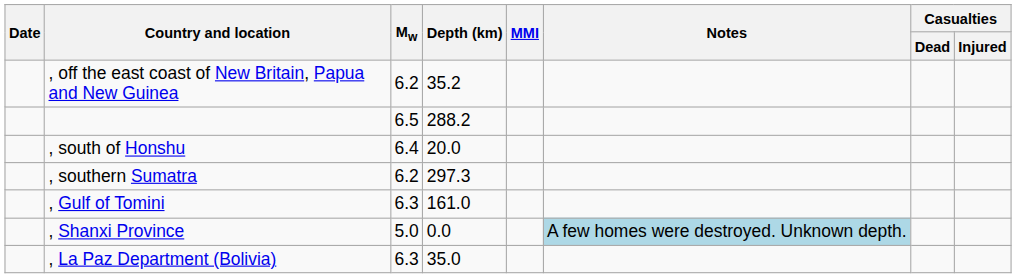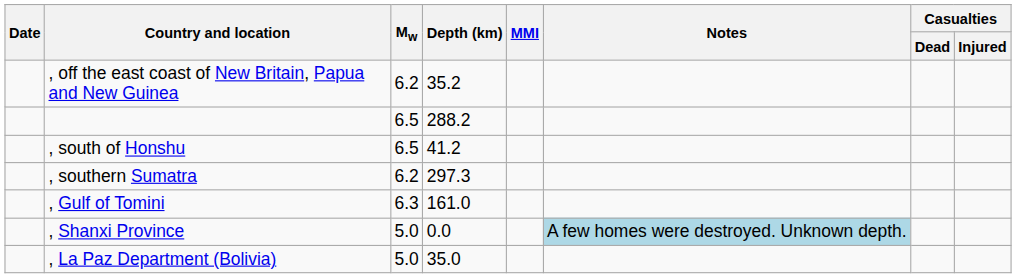(407, 148) 6.4 -> (407, 148) 6.5
(444, 148) 20.0 -> (444, 148) 41.2
(407, 259) 6.3 -> (407, 259) 5.0
